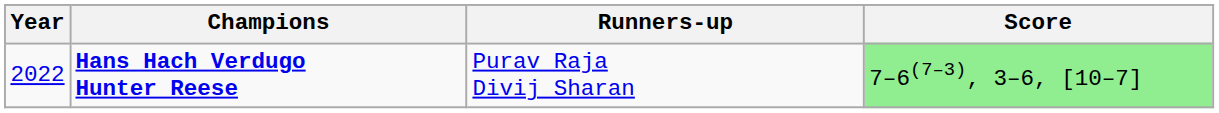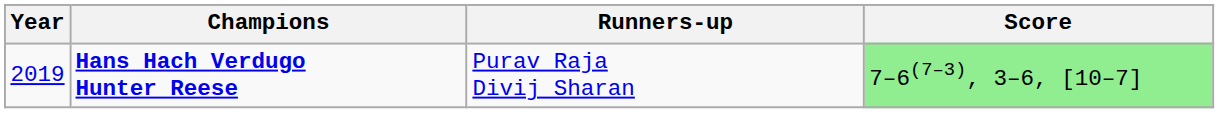(38, 75) 2022 -> (38, 75) 2019
